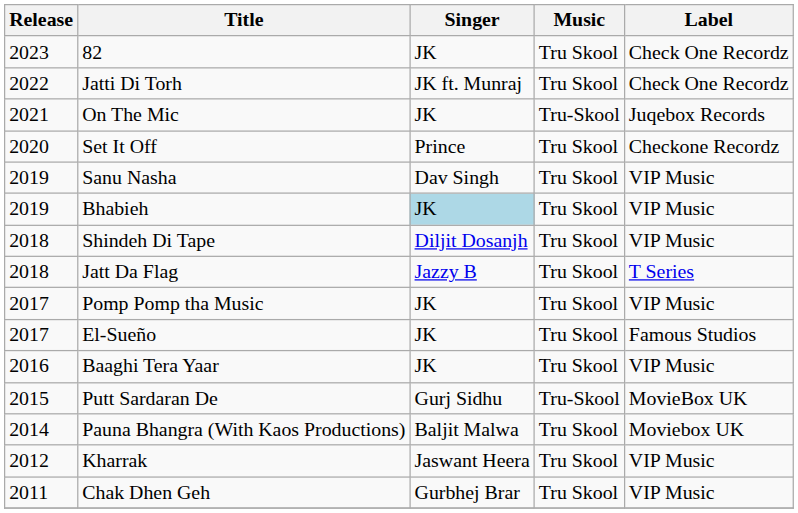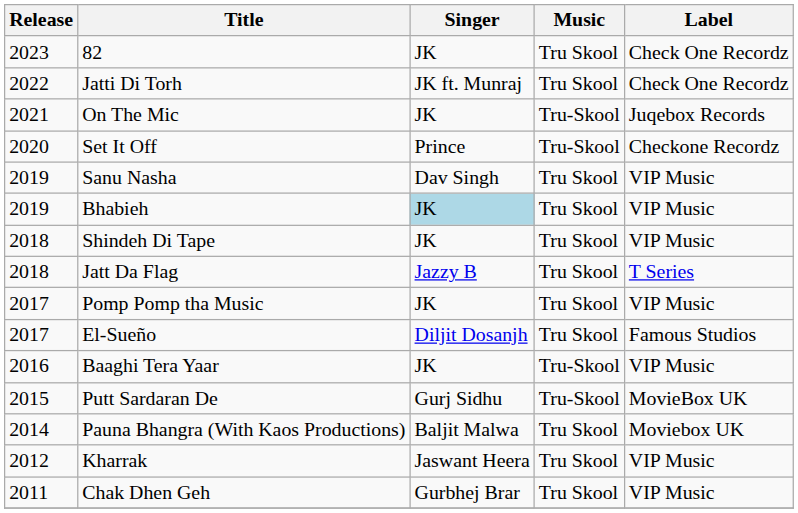(578, 146) Tru Skool -> (579, 146) Tru-Skool
(471, 240) Diljit Dosanjh -> (426, 240) JK
(426, 334) JK -> (471, 334) Diljit Dosanjh
(578, 366) Tru Skool -> (579, 366) Tru-Skool
